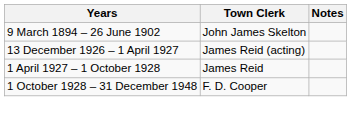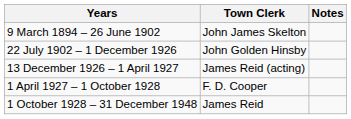+ row: (92, 50)
(233, 68) James Reid -> (235, 86) F. D. Cooper
(235, 86) F. D. Cooper -> (233, 104) James Reid
